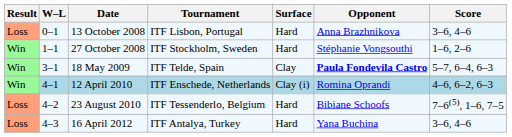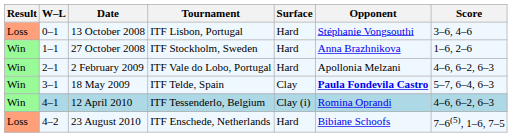(358, 30) Anna Brazhnikova -> (366, 30) Stéphanie Vongsouthi
(365, 48) Stéphanie Vongsouthi -> (359, 48) Anna Brazhnikova
+ row: (107, 66)
(210, 84) ITF Enschede, Netherlands -> (208, 102) ITF Tessenderlo, Belgium
(208, 103) ITF Tessenderlo, Belgium -> (210, 121) ITF Enschede, Netherlands
- row: (102, 123)
